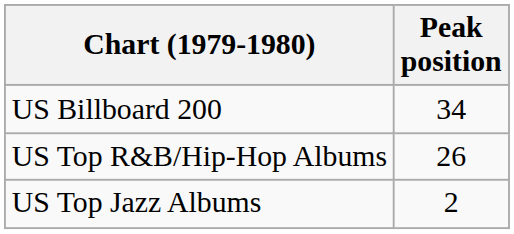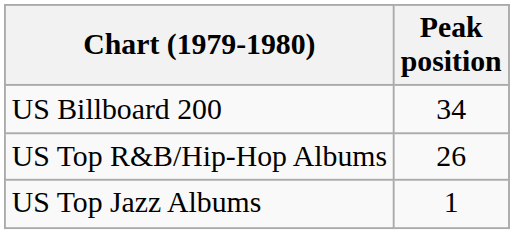(451, 203) 2 -> (451, 203) 1
